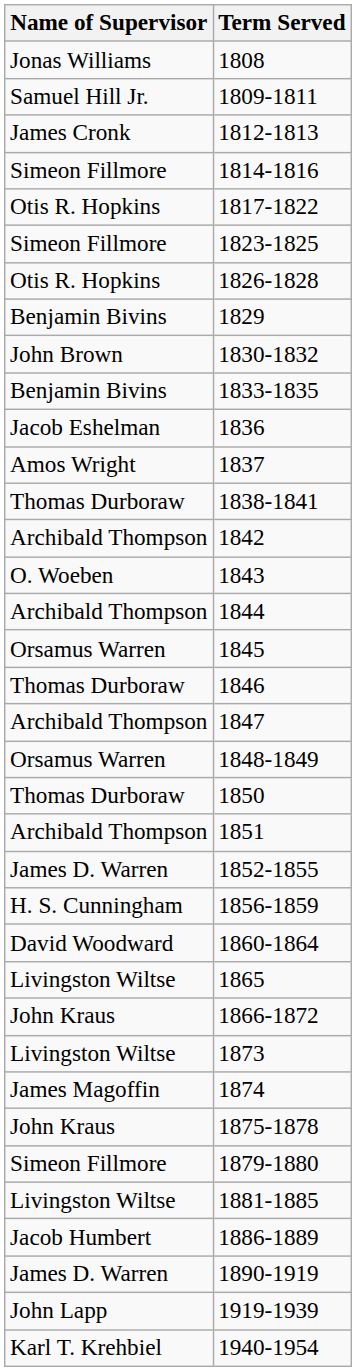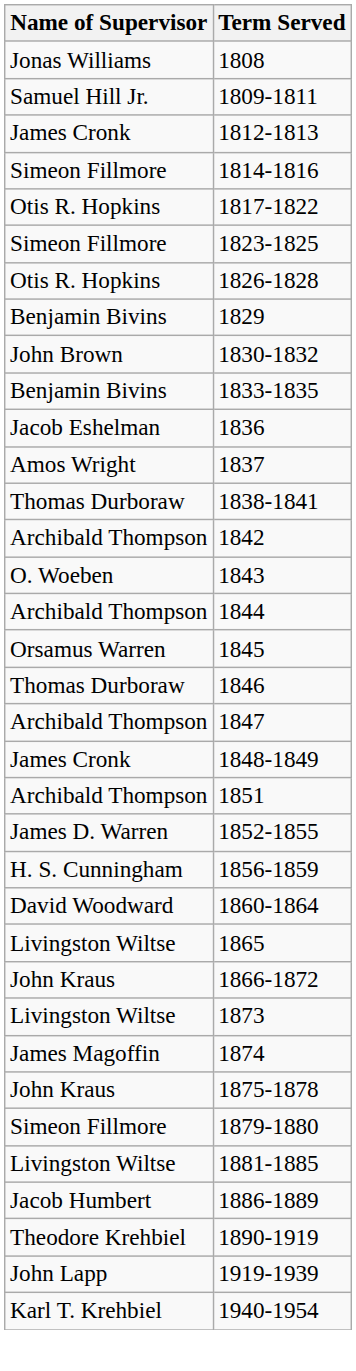(88, 758) Orsamus Warren -> (70, 758) James Cronk
- row: (241, 795)
(89, 1273) James D. Warren -> (98, 1237) Theodore Krehbiel
